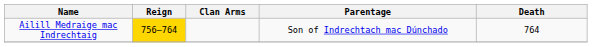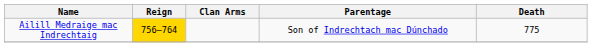(532, 30) 764 -> (532, 30) 775
